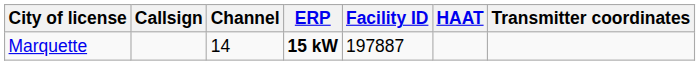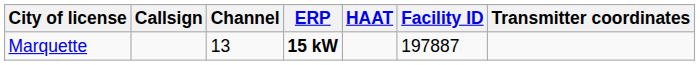columns swapped: (460, 18) <-> (387, 18)
(220, 45) 14 -> (220, 45) 13
